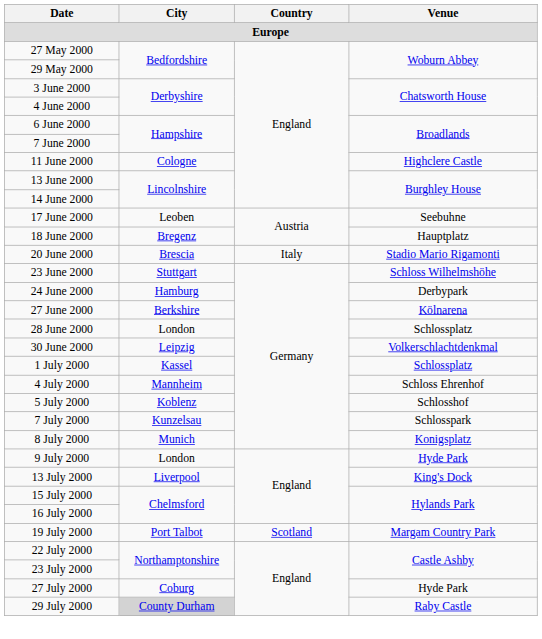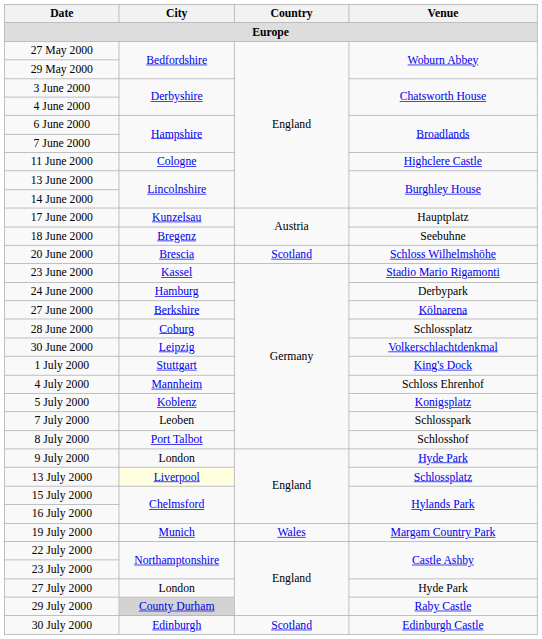(177, 217) Leoben -> (177, 217) Kunzelsau
(443, 217) Seebuhne -> (443, 217) Hauptplatz
(443, 236) Hauptplatz -> (443, 236) Seebuhne
(292, 254) Italy -> (292, 254) Scotland
(443, 254) Stadio Mario Rigamonti -> (443, 254) Schloss Wilhelmshöhe
(177, 273) Stuttgart -> (177, 273) Kassel
(443, 273) Schloss Wilhelmshöhe -> (443, 273) Stadio Mario Rigamonti
(177, 328) London -> (177, 328) Coburg
(177, 365) Kassel -> (177, 365) Stuttgart
(443, 365) Schlossplatz -> (443, 365) King's Dock
(443, 402) Schlosshof -> (443, 402) Konigsplatz
(177, 421) Kunzelsau -> (177, 421) Leoben
(177, 439) Munich -> (177, 439) Port Talbot
(443, 439) Konigsplatz -> (443, 439) Schlosshof
(177, 476) no background -> (177, 476) lightyellow background
(443, 476) King's Dock -> (443, 476) Schlossplatz
(177, 532) Port Talbot -> (177, 532) Munich
(292, 532) Scotland -> (292, 532) Wales
(177, 587) Coburg -> (177, 587) London
+ row: (62, 625)
